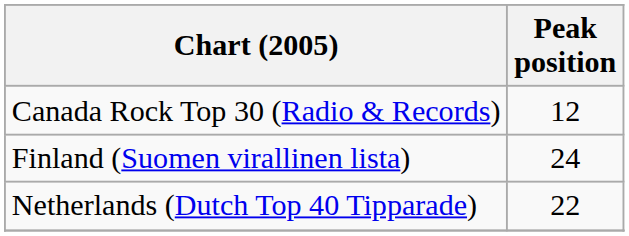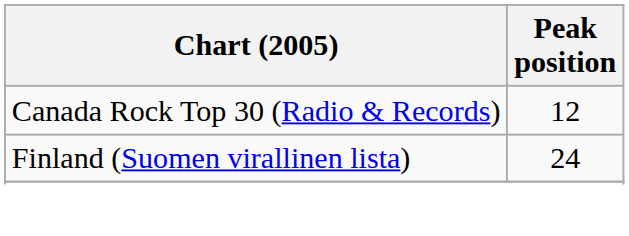- row: (244, 205)
